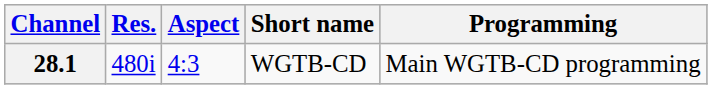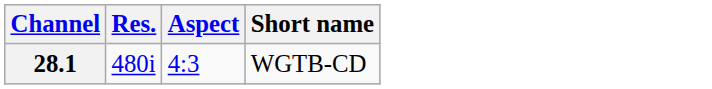- column: (543, 24)
